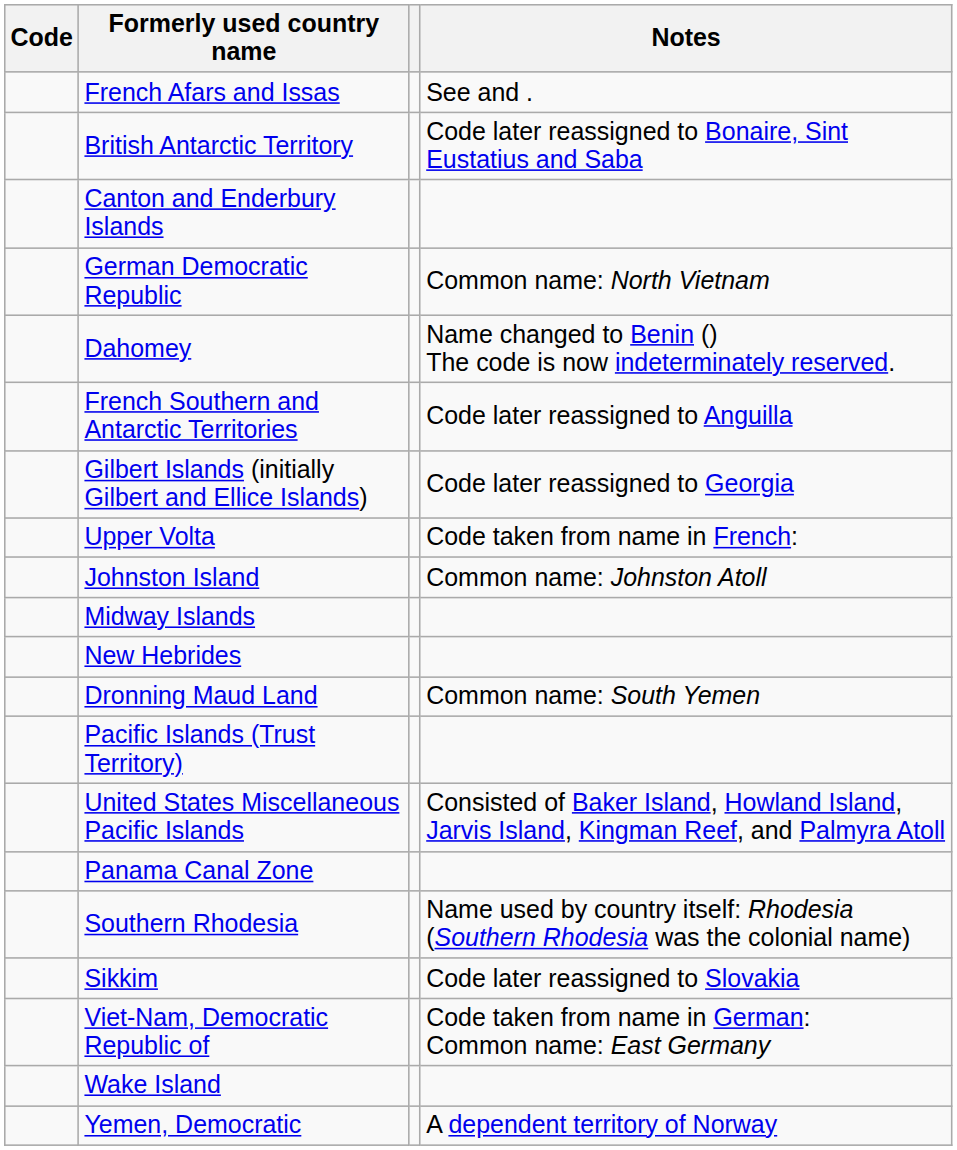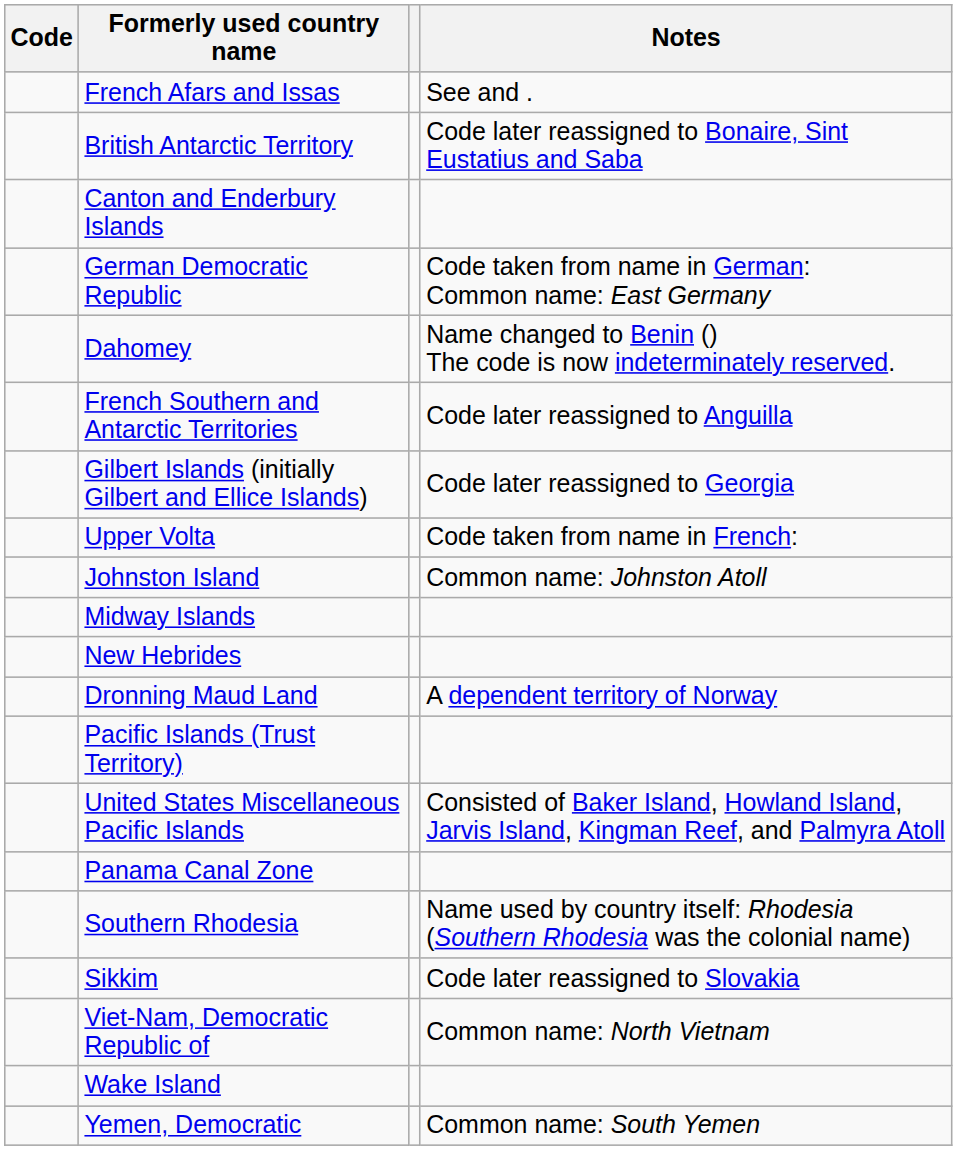(598, 280) Common name: North Vietnam -> (618, 280) Code taken from name in German: Common name: East Germany
(593, 695) Common name: South Yemen -> (602, 695) A dependent territory of Norway
(618, 1031) Code taken from name in German: Common name: East Germany -> (598, 1031) Common name: North Vietnam
(602, 1124) A dependent territory of Norway -> (593, 1124) Common name: South Yemen
